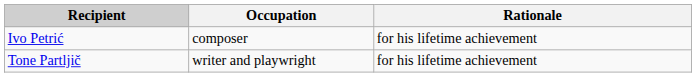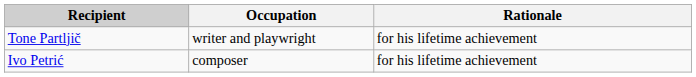rows swapped: (44, 60) <-> (36, 38)
